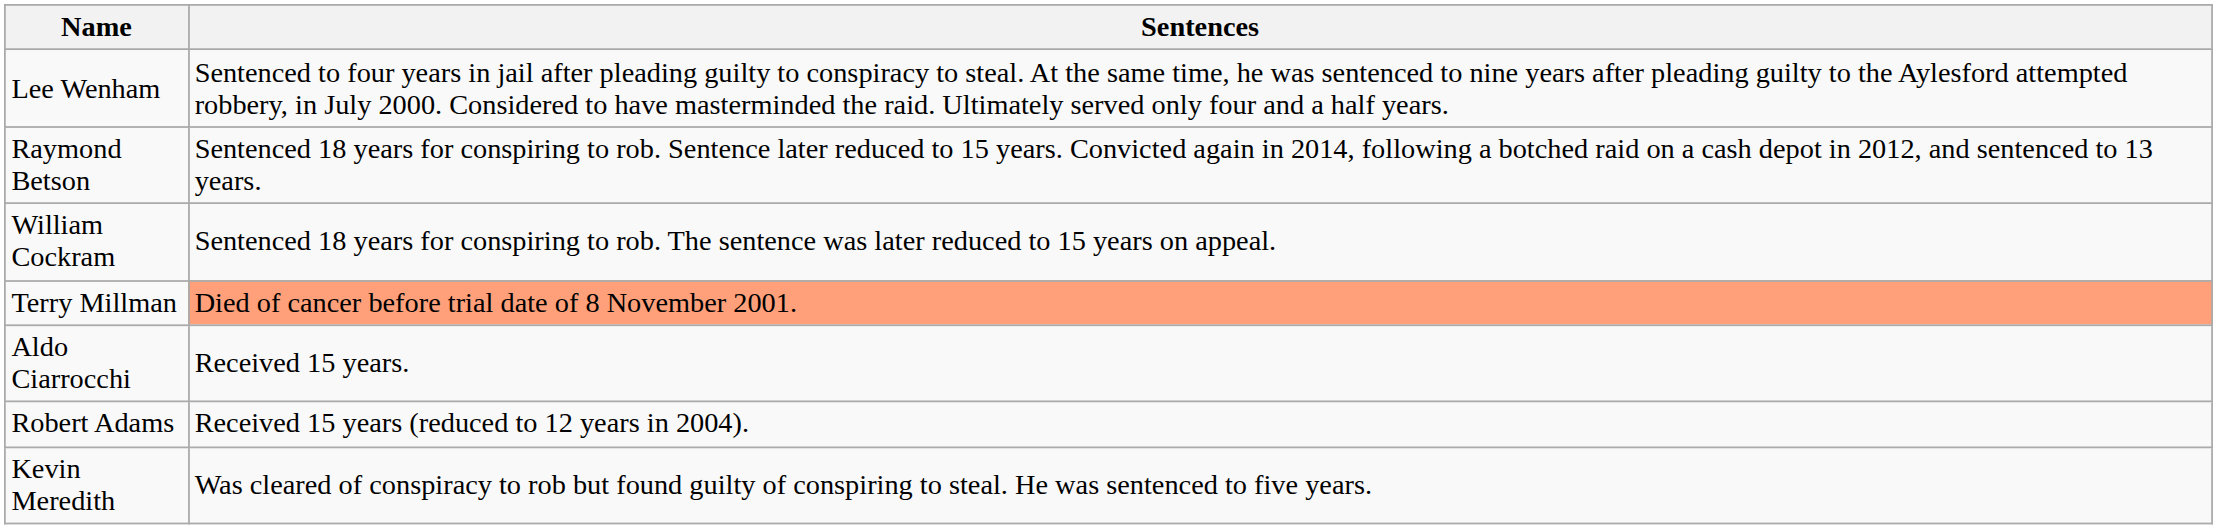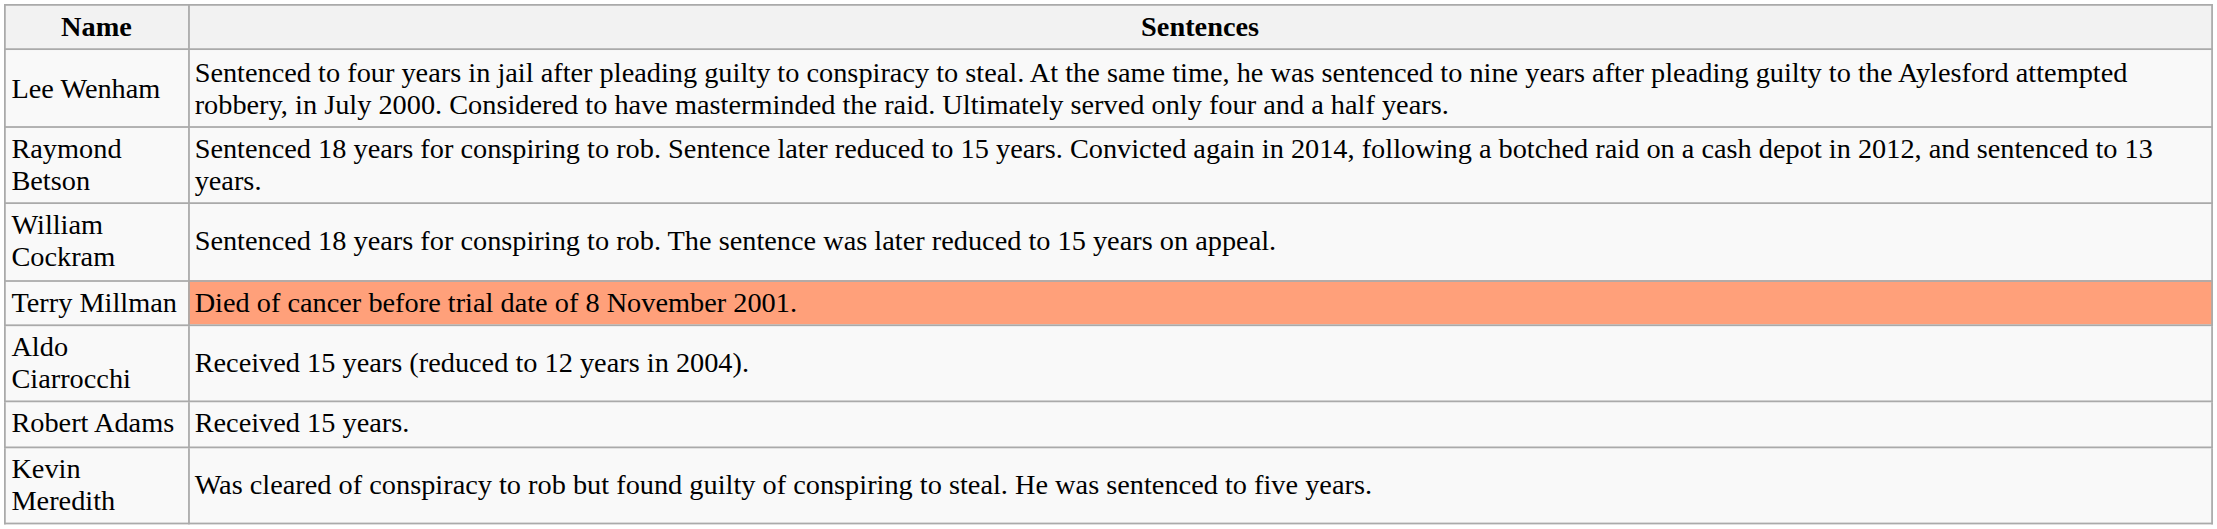(302, 363) Received 15 years. -> (472, 363) Received 15 years (reduced to 12 years in 2004).
(472, 423) Received 15 years (reduced to 12 years in 2004). -> (302, 423) Received 15 years.
